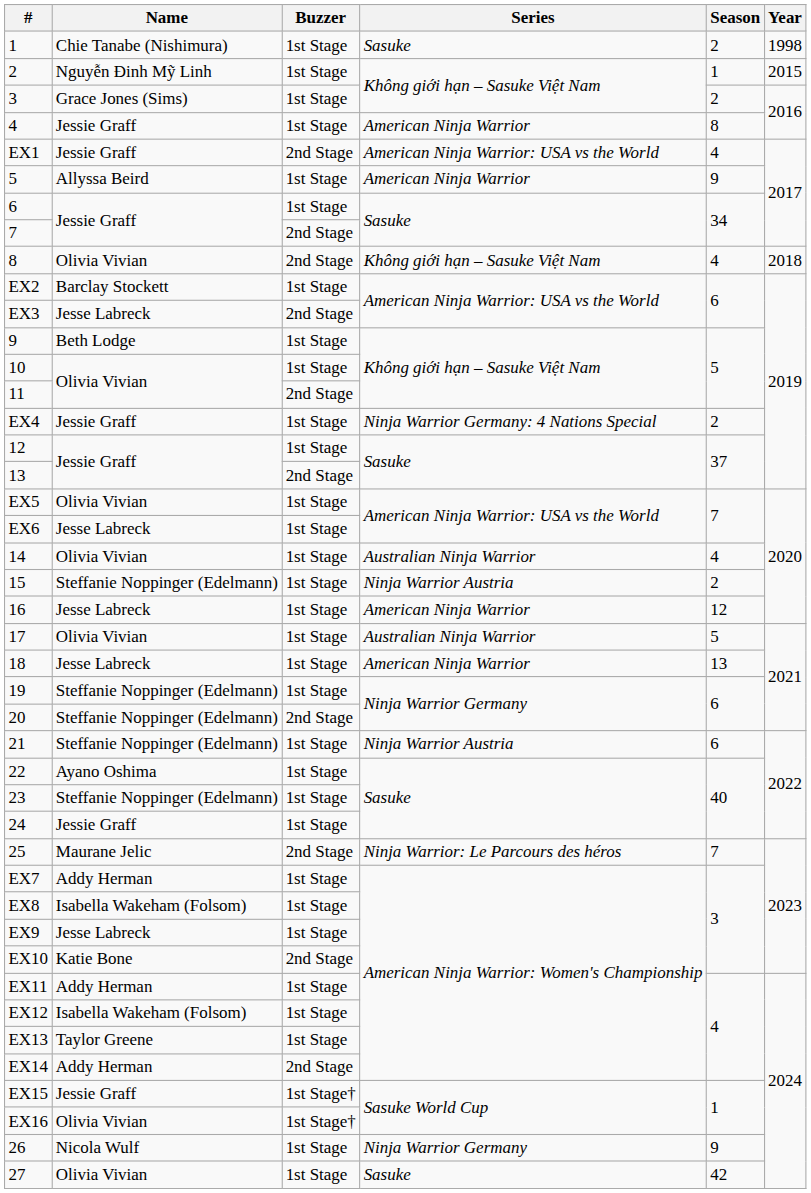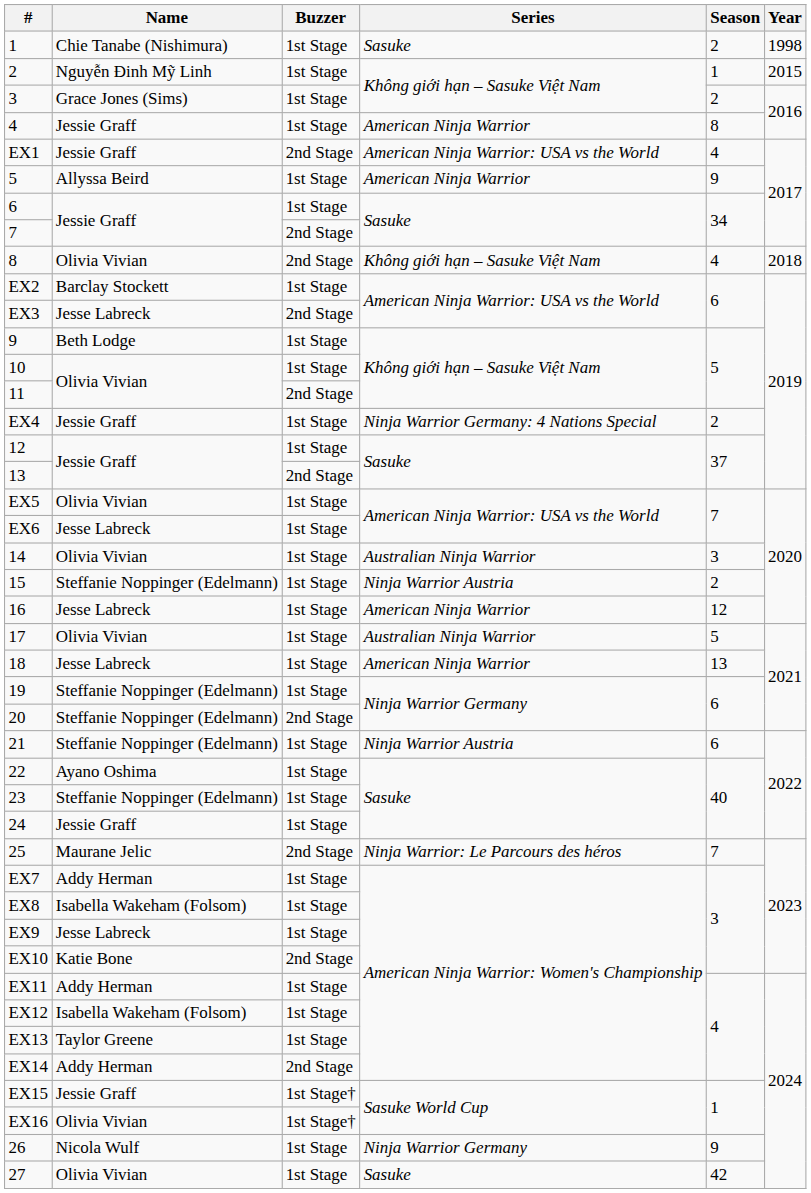(714, 555) 4 -> (714, 555) 3
